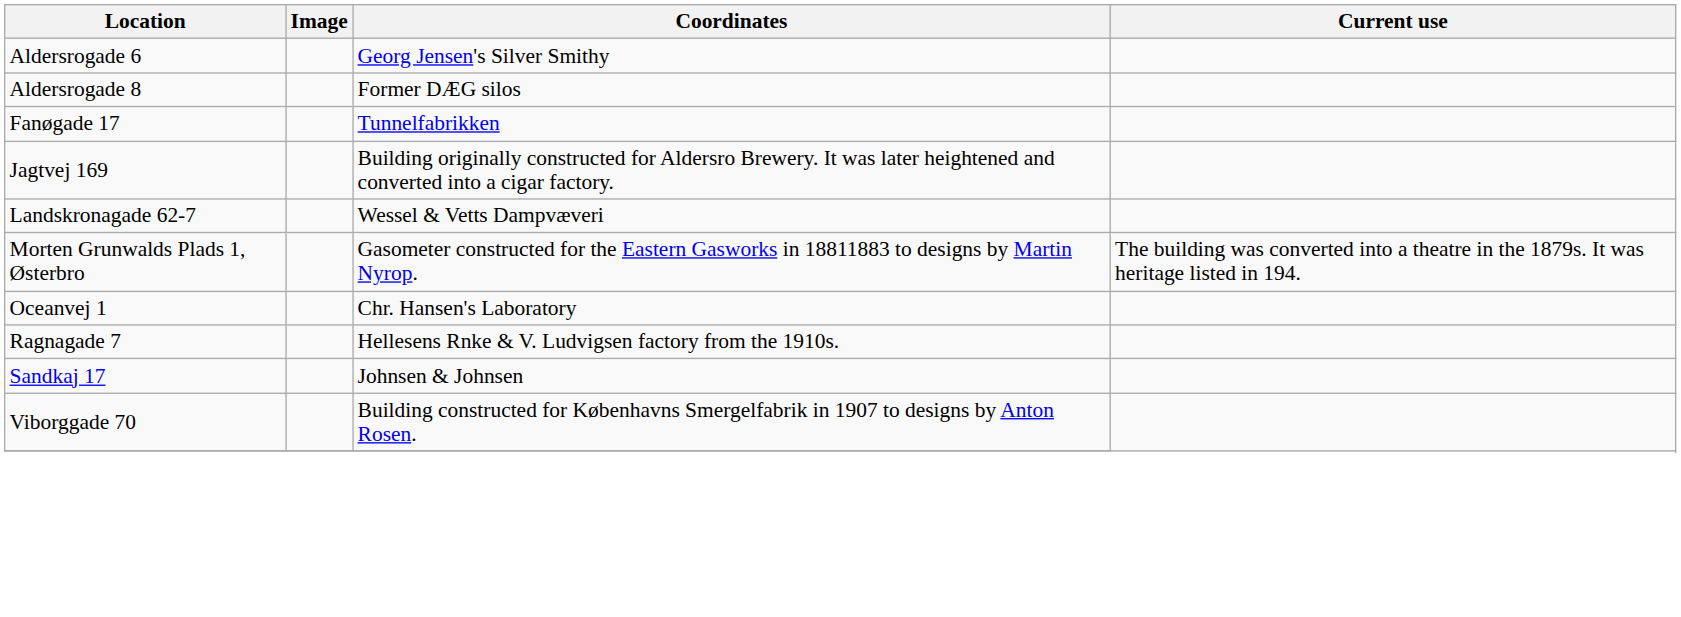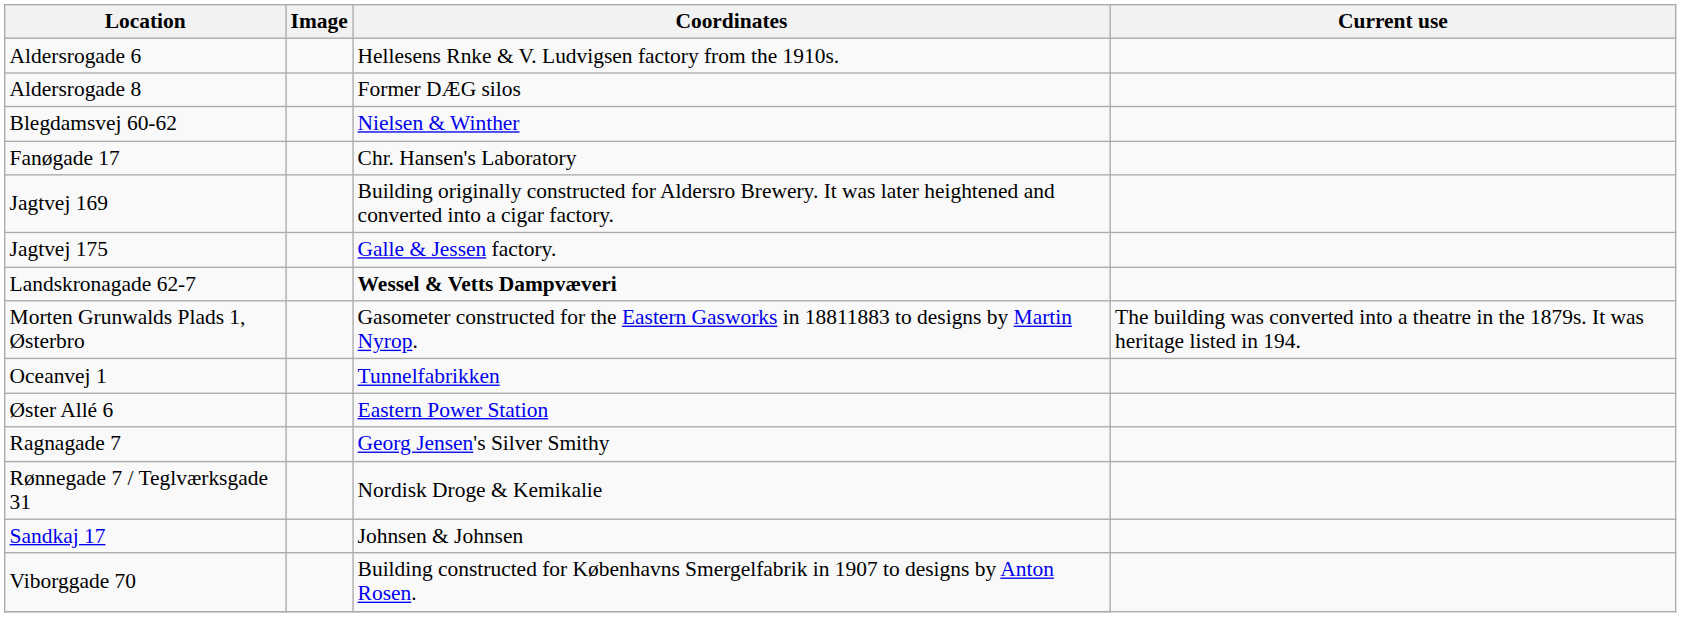(484, 55) Georg Jensen's Silver Smithy -> (598, 55) Hellesens Rnke & V. Ludvigsen factory from the 1910s.
+ row: (93, 123)
(429, 123) Tunnelfabrikken -> (467, 157) Chr. Hansen's Laboratory
+ row: (59, 249)
(481, 215) normal -> (487, 283) bold
(467, 307) Chr. Hansen's Laboratory -> (429, 375) Tunnelfabrikken
+ row: (61, 409)
(598, 341) Hellesens Rnke & V. Ludvigsen factory from the 1910s. -> (484, 443) Georg Jensen's Silver Smithy
+ row: (139, 489)
